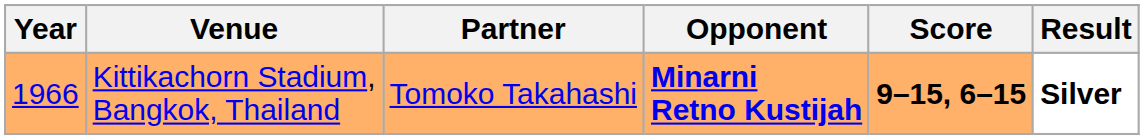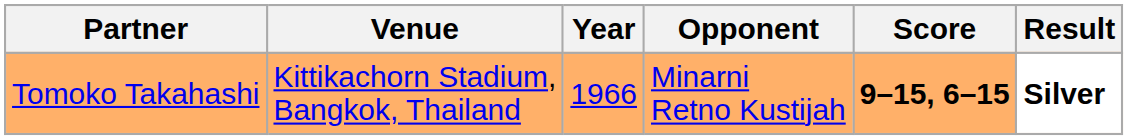columns swapped: (45, 29) <-> (513, 29)
(757, 93) bold -> (748, 93) normal
